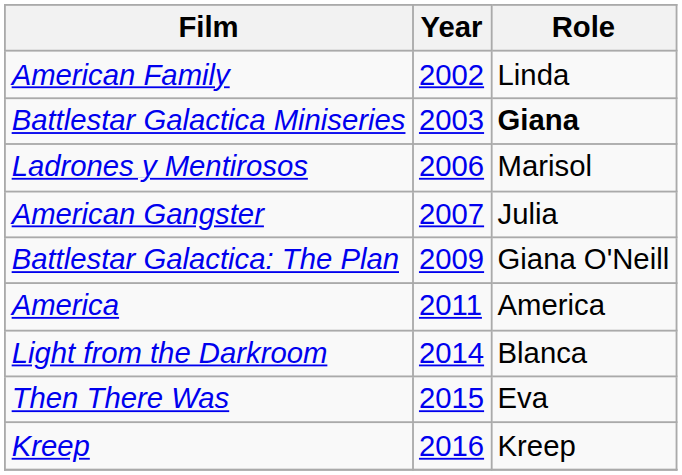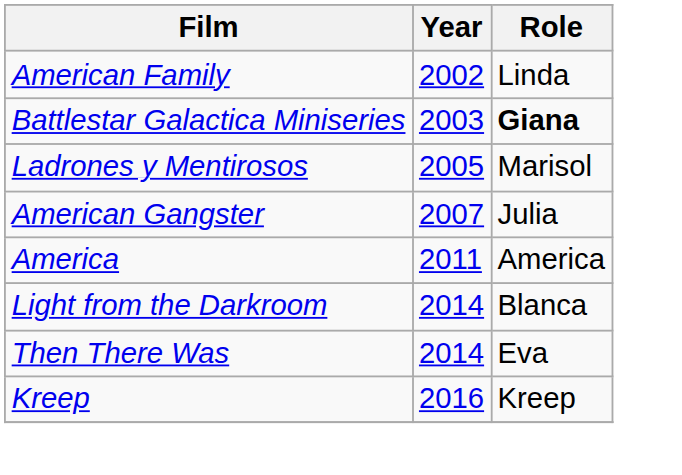(452, 167) 2006 -> (452, 167) 2005
- row: (205, 259)
(452, 399) 2015 -> (452, 352) 2014
